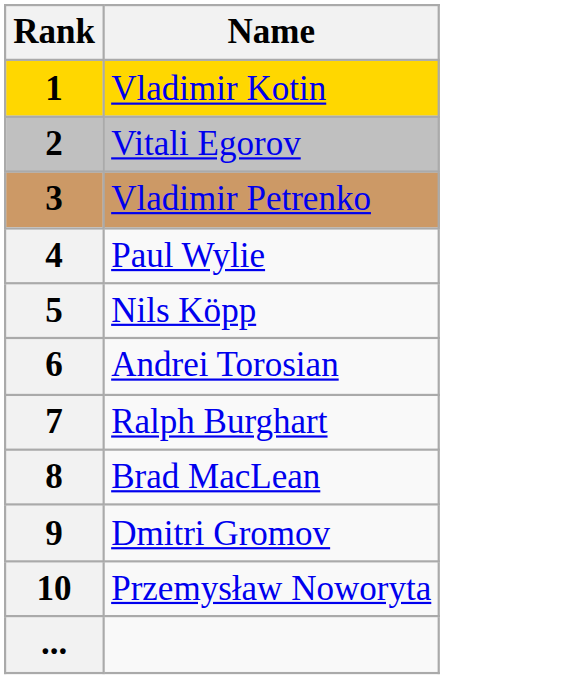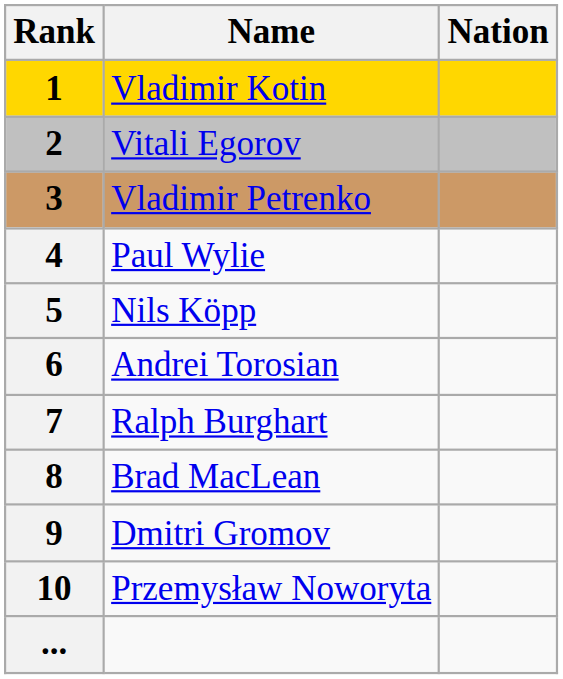+ column: (498, 32)
